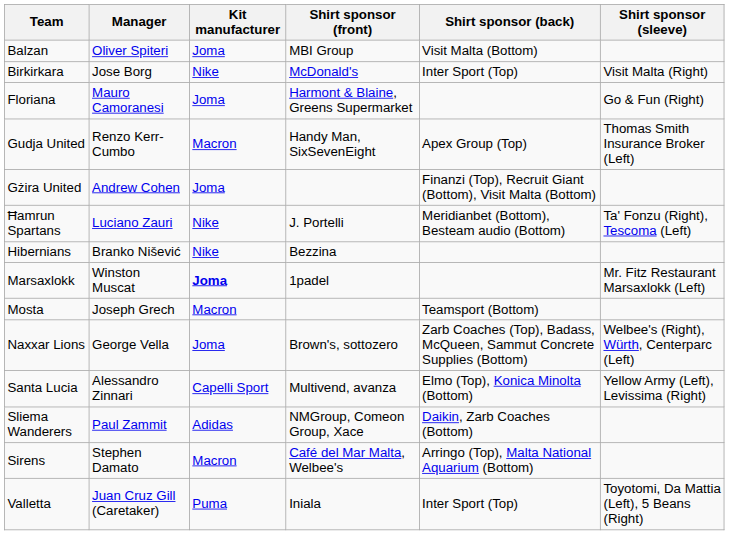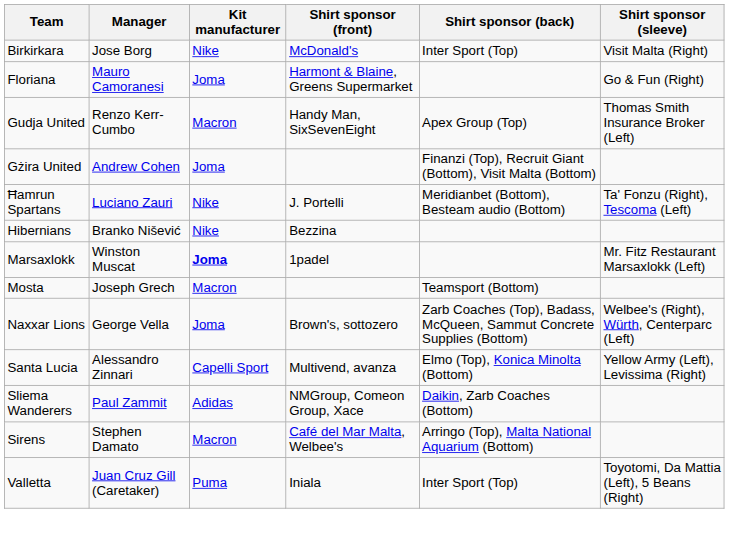- row: (28, 51)
